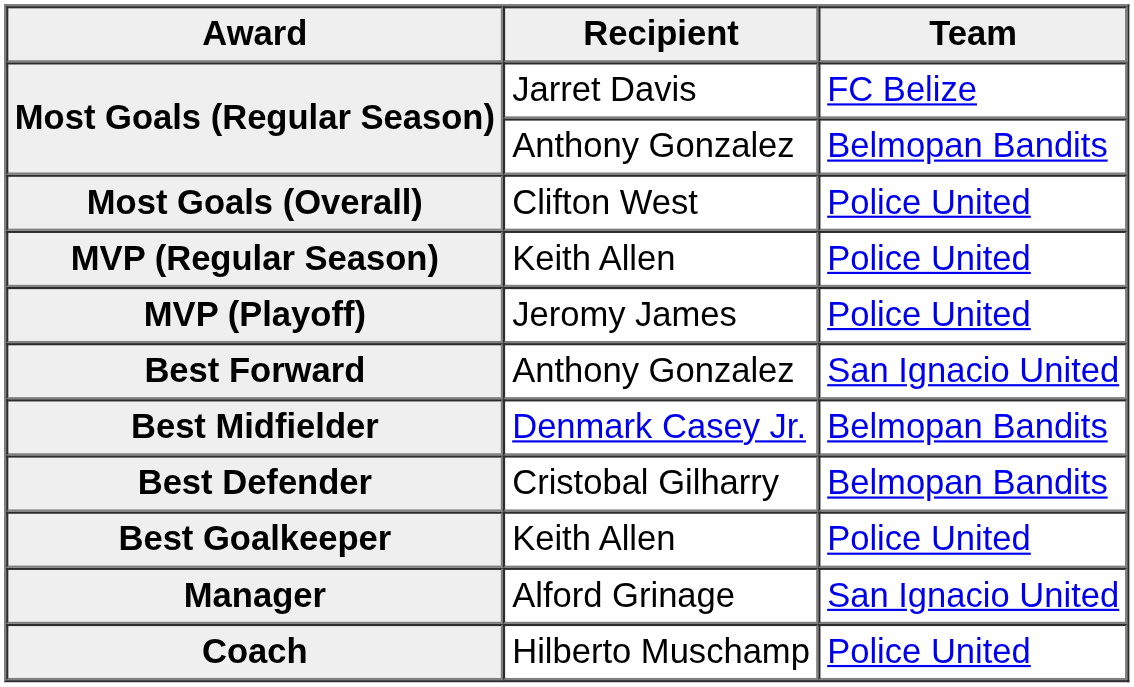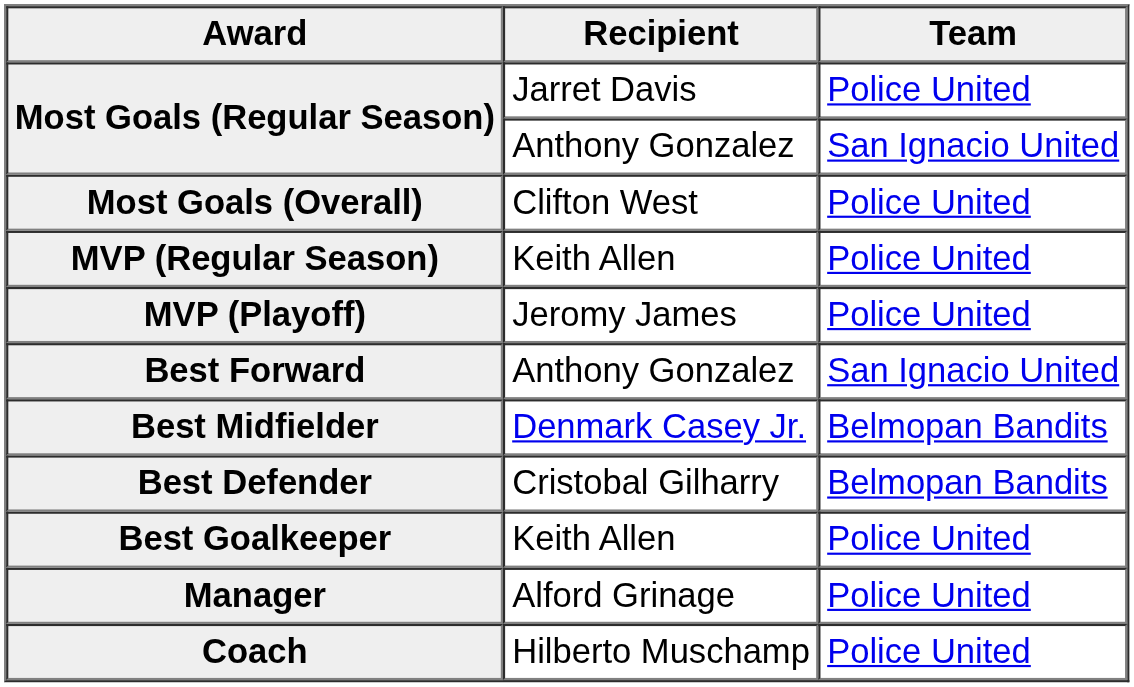(902, 89) FC Belize -> (929, 89) Police United
(967, 145) Belmopan Bandits -> (973, 145) San Ignacio United
(973, 595) San Ignacio United -> (929, 595) Police United
